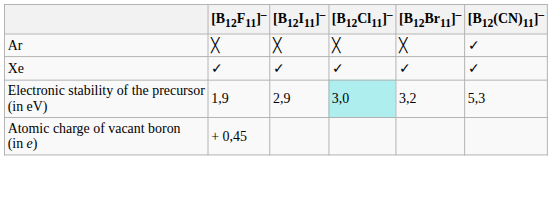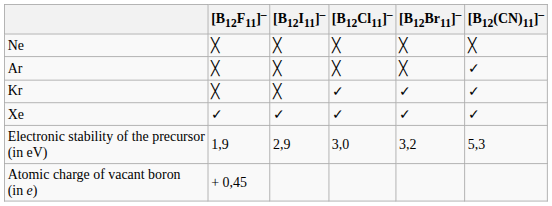+ row: (16, 45)
+ row: (15, 91)
(340, 98) paleturquoise background -> (340, 144) no background
